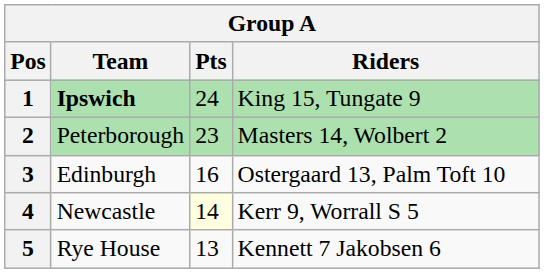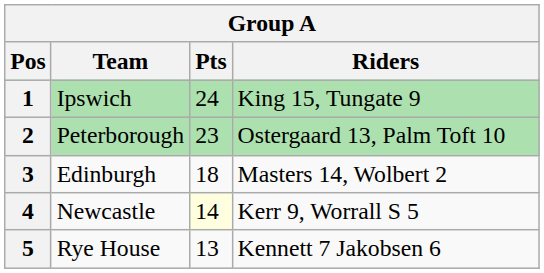(96, 98) bold -> (94, 98) normal
(342, 135) Masters 14, Wolbert 2 -> (372, 135) Ostergaard 13, Palm Toft 10
(207, 173) 16 -> (207, 173) 18
(372, 173) Ostergaard 13, Palm Toft 10 -> (342, 173) Masters 14, Wolbert 2
